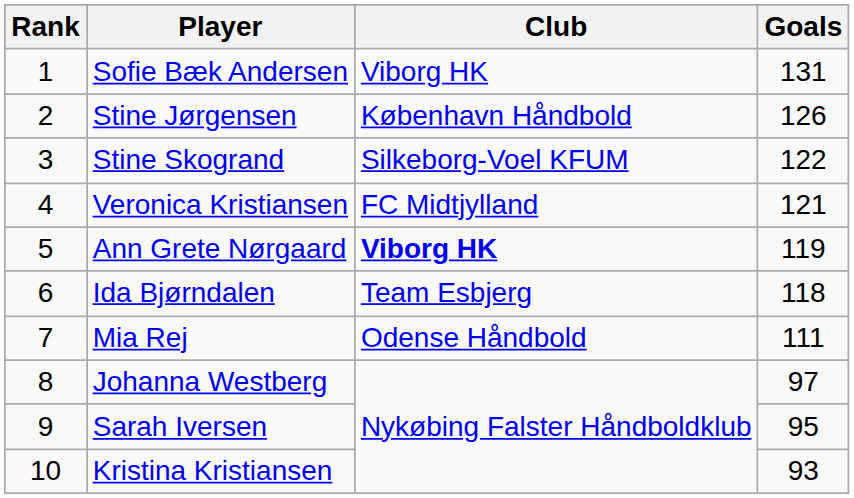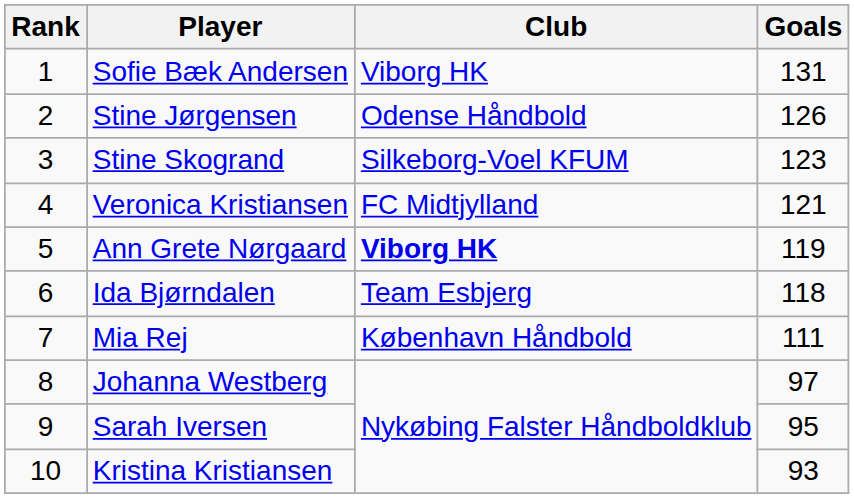(496, 115) København Håndbold -> (474, 115) Odense Håndbold
(803, 159) 122 -> (803, 159) 123
(474, 337) Odense Håndbold -> (496, 337) København Håndbold
